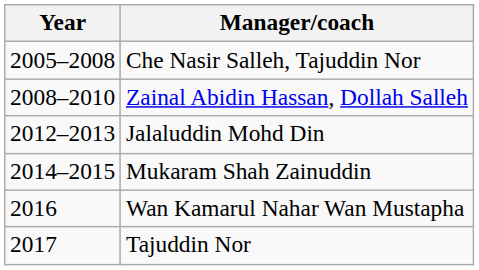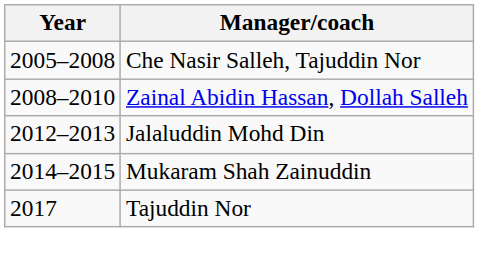- row: (295, 208)
